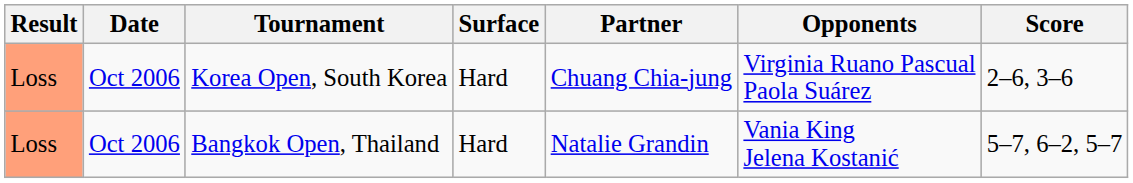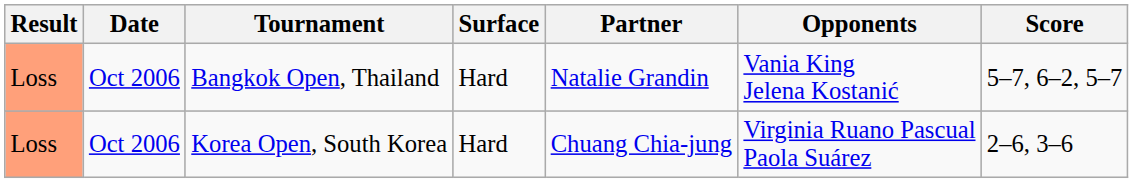rows swapped: (319, 76) <-> (315, 143)
